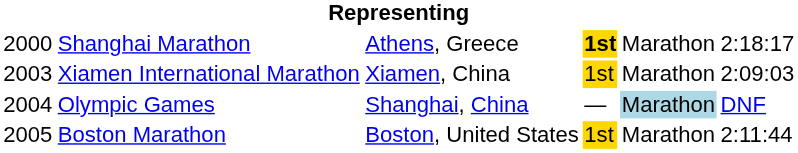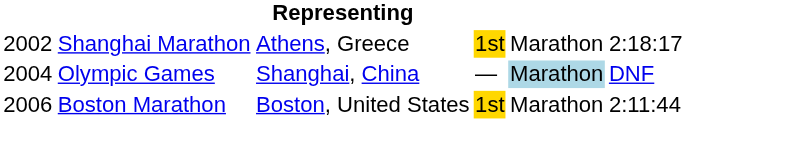(28, 43) 2000 -> (28, 43) 2002
(600, 43) bold -> (490, 43) normal
- row: (209, 74)
(28, 134) 2005 -> (28, 104) 2006
